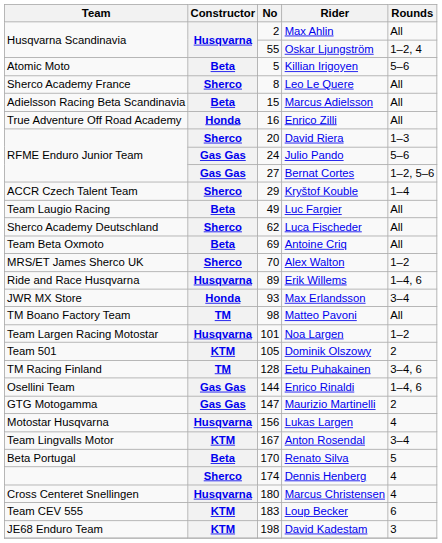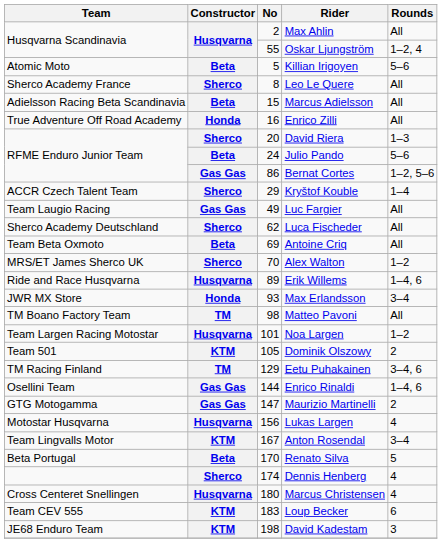(223, 155) Gas Gas -> (223, 155) Beta
(273, 173) 27 -> (273, 173) 86
(223, 209) Beta -> (223, 209) Gas Gas
(270, 369) 128 -> (270, 369) 129
